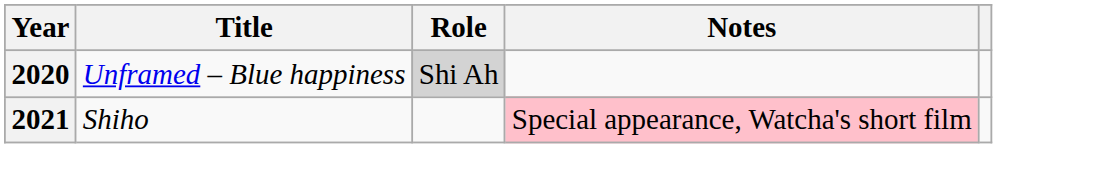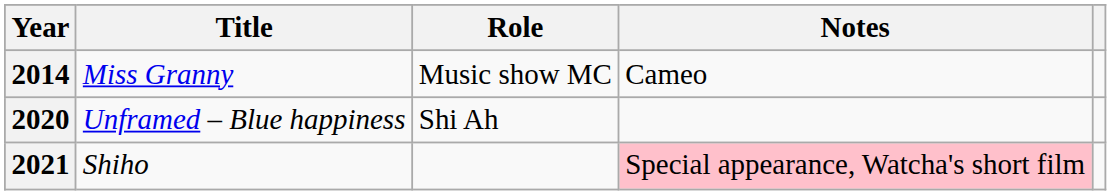+ row: (41, 73)
(459, 73) lightgrey background -> (459, 119) no background
